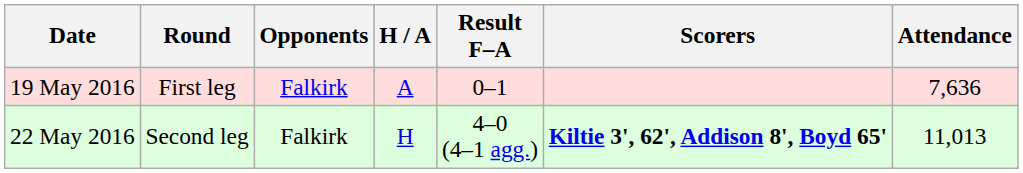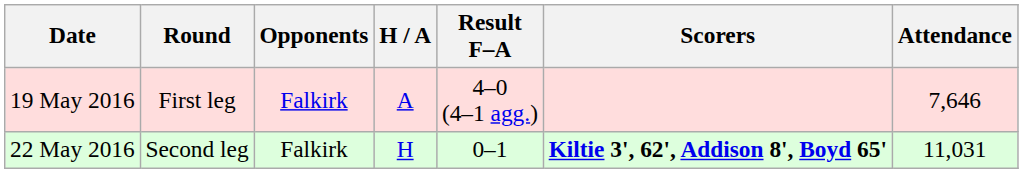(490, 86) 0–1 -> (490, 99) 4–0 (4–1 agg.)
(955, 86) 7,636 -> (955, 99) 7,646
(490, 136) 4–0 (4–1 agg.) -> (490, 149) 0–1
(955, 136) 11,013 -> (955, 149) 11,031
